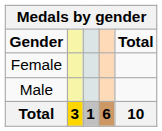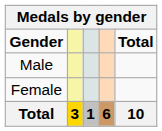rows swapped: (36, 90) <-> (36, 65)
